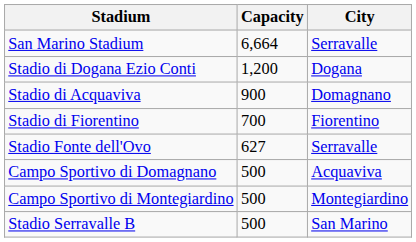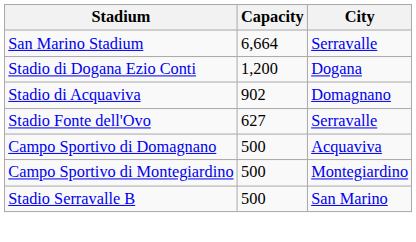(253, 95) 900 -> (253, 95) 902
- row: (74, 120)
